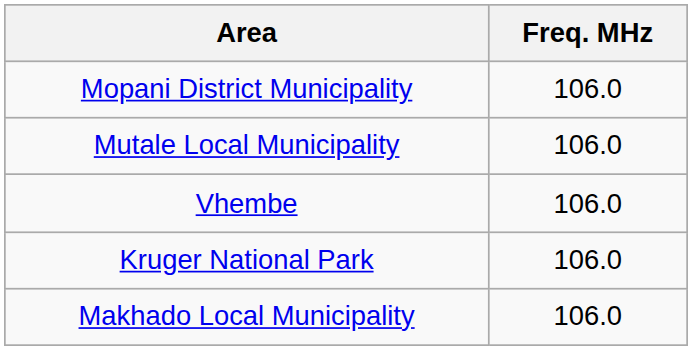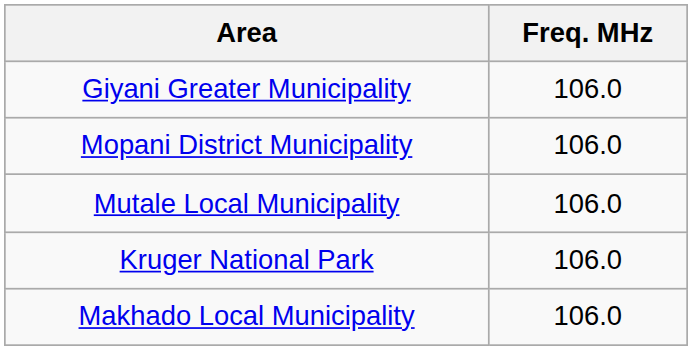+ row: (247, 89)
- row: (247, 202)
